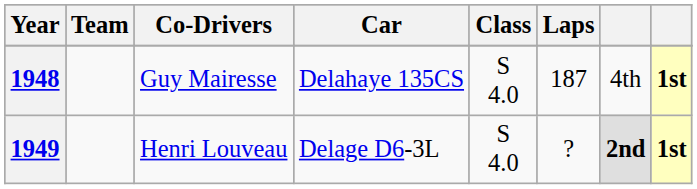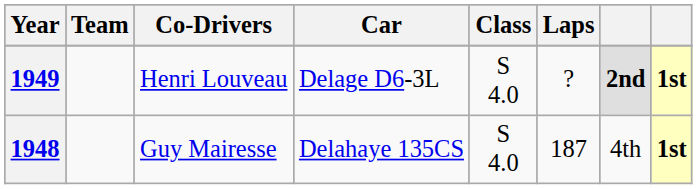rows swapped: (35, 79) <-> (35, 149)
